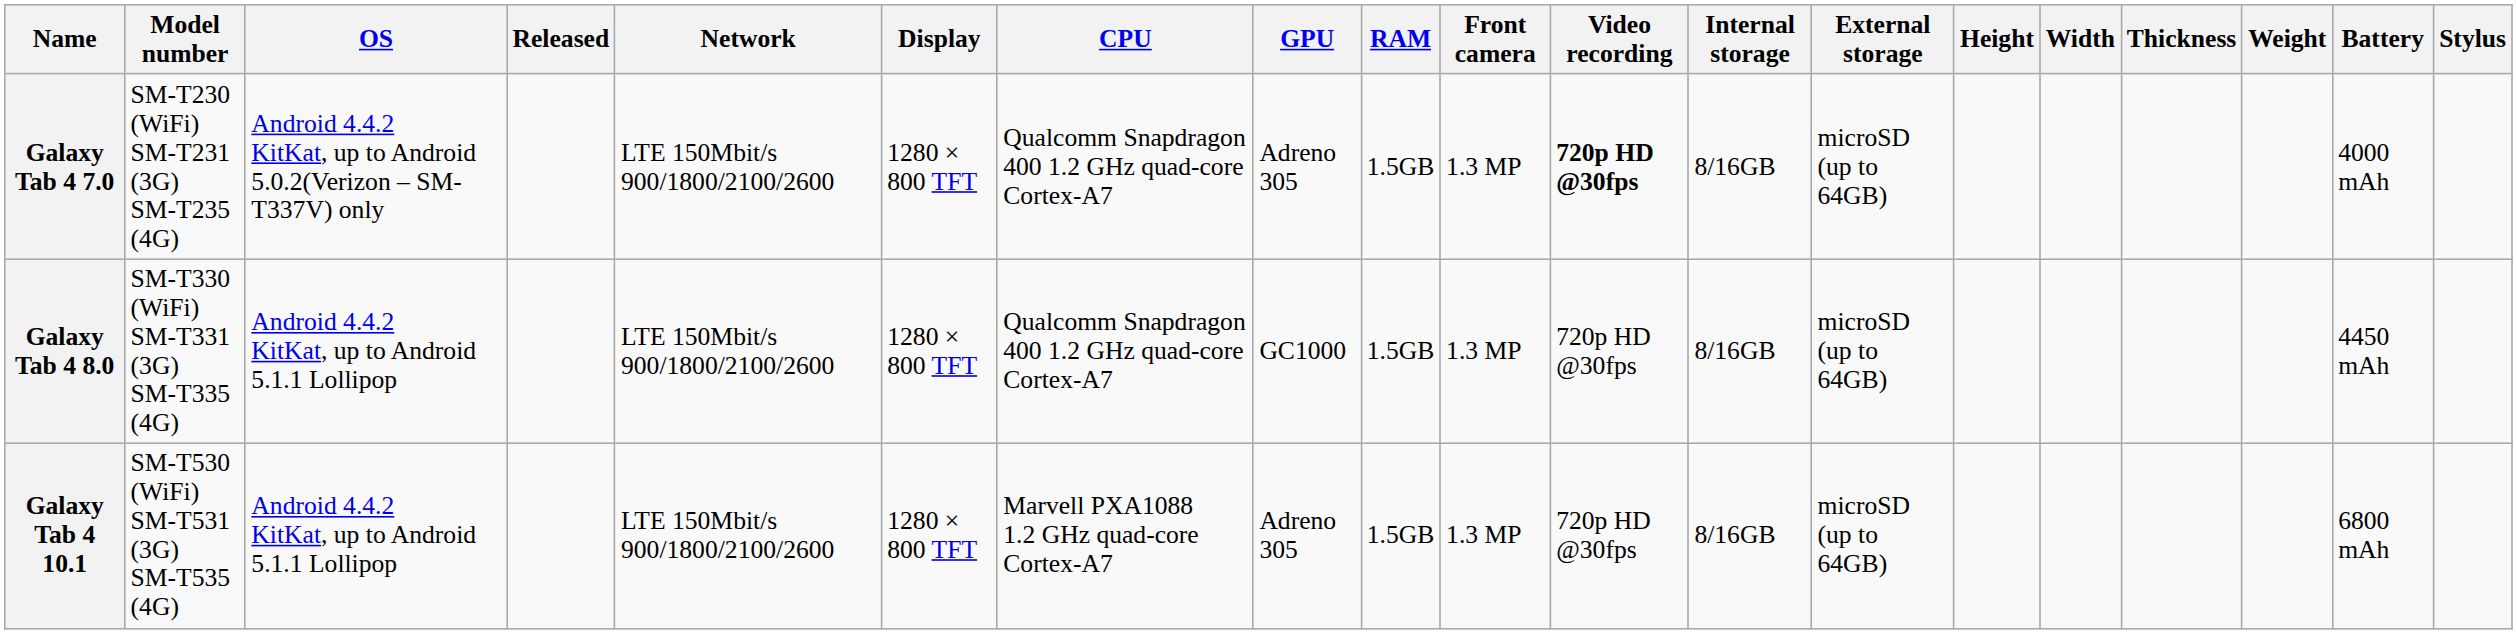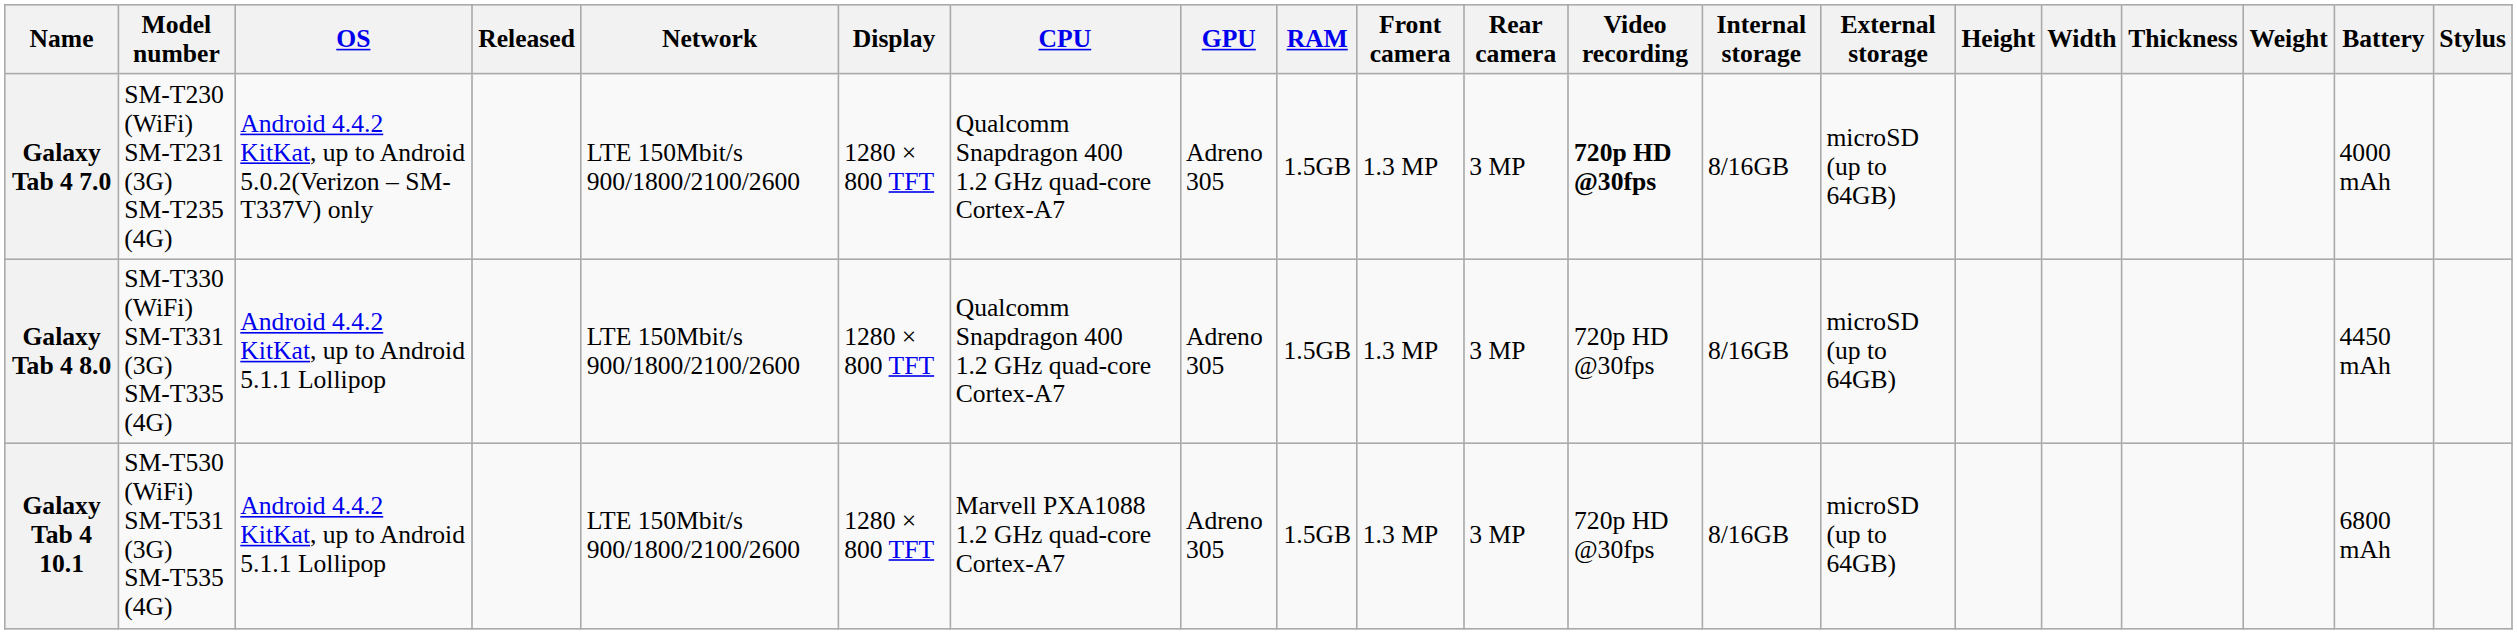+ column: (1516, 39)
(1303, 350) GC1000 -> (1224, 350) Adreno 305
